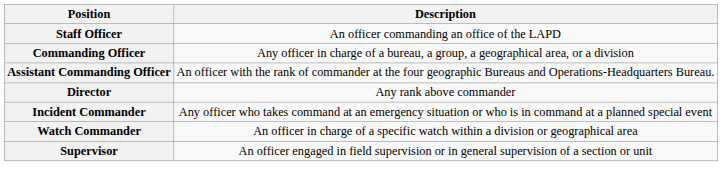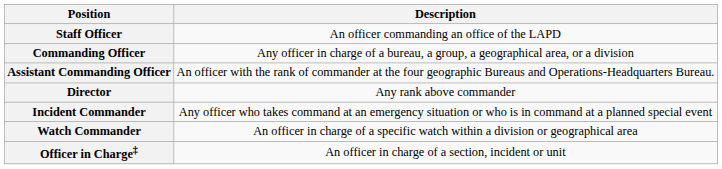- row: (89, 151)
+ row: (89, 152)
